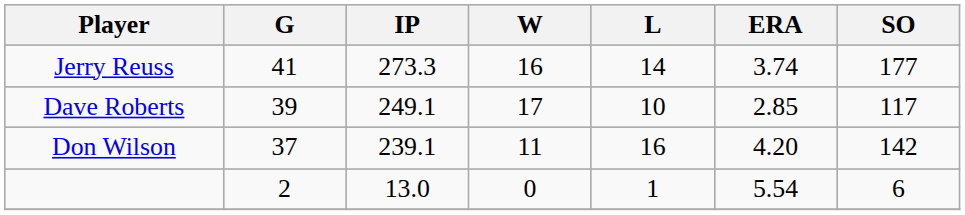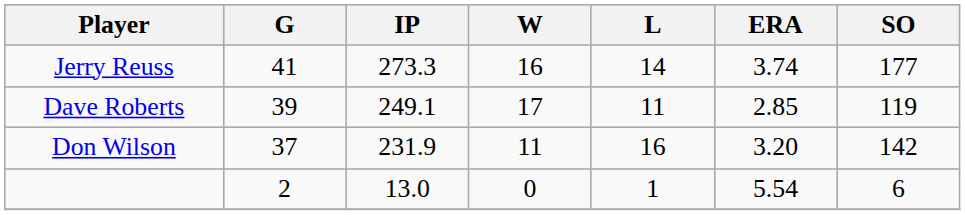(653, 106) 10 -> (653, 106) 11
(898, 106) 117 -> (898, 106) 119
(407, 147) 239.1 -> (407, 147) 231.9
(776, 147) 4.20 -> (776, 147) 3.20
